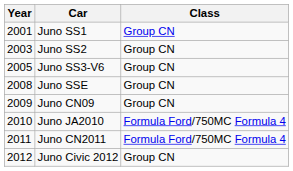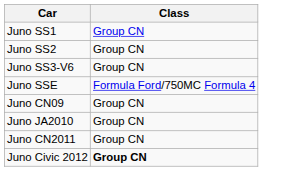- column: (20, 13)
(149, 85) Group CN -> (174, 85) Formula Ford/750MC Formula 4
(205, 121) Formula Ford/750MC Formula 4 -> (119, 121) Group CN
(205, 139) Formula Ford/750MC Formula 4 -> (119, 139) Group CN
(149, 157) normal -> (120, 157) bold
